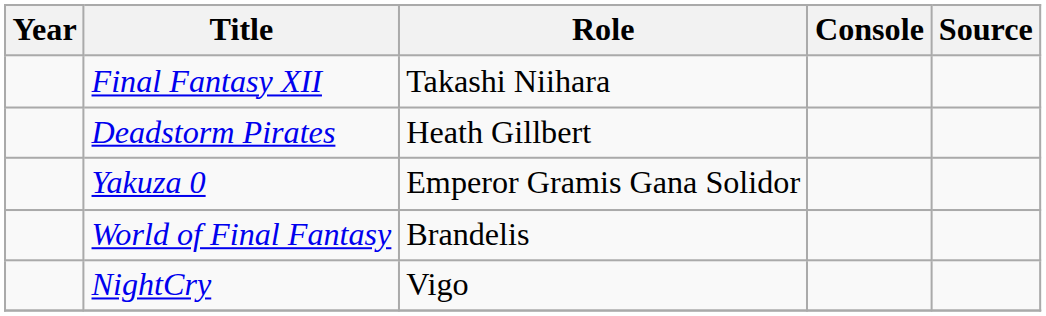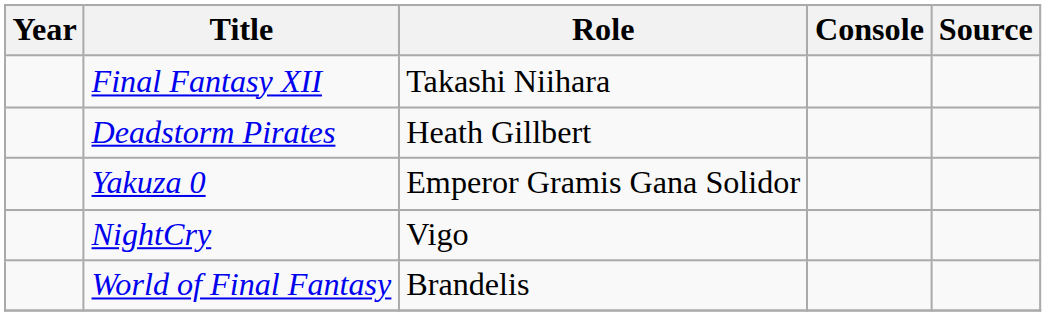rows swapped: (151, 285) <-> (241, 234)
